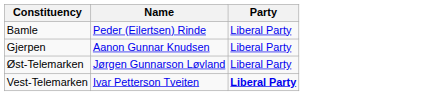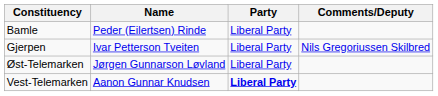+ column: (366, 13)
(151, 47) Aanon Gunnar Knudsen -> (146, 47) Ivar Petterson Tveiten
(146, 82) Ivar Petterson Tveiten -> (151, 82) Aanon Gunnar Knudsen
